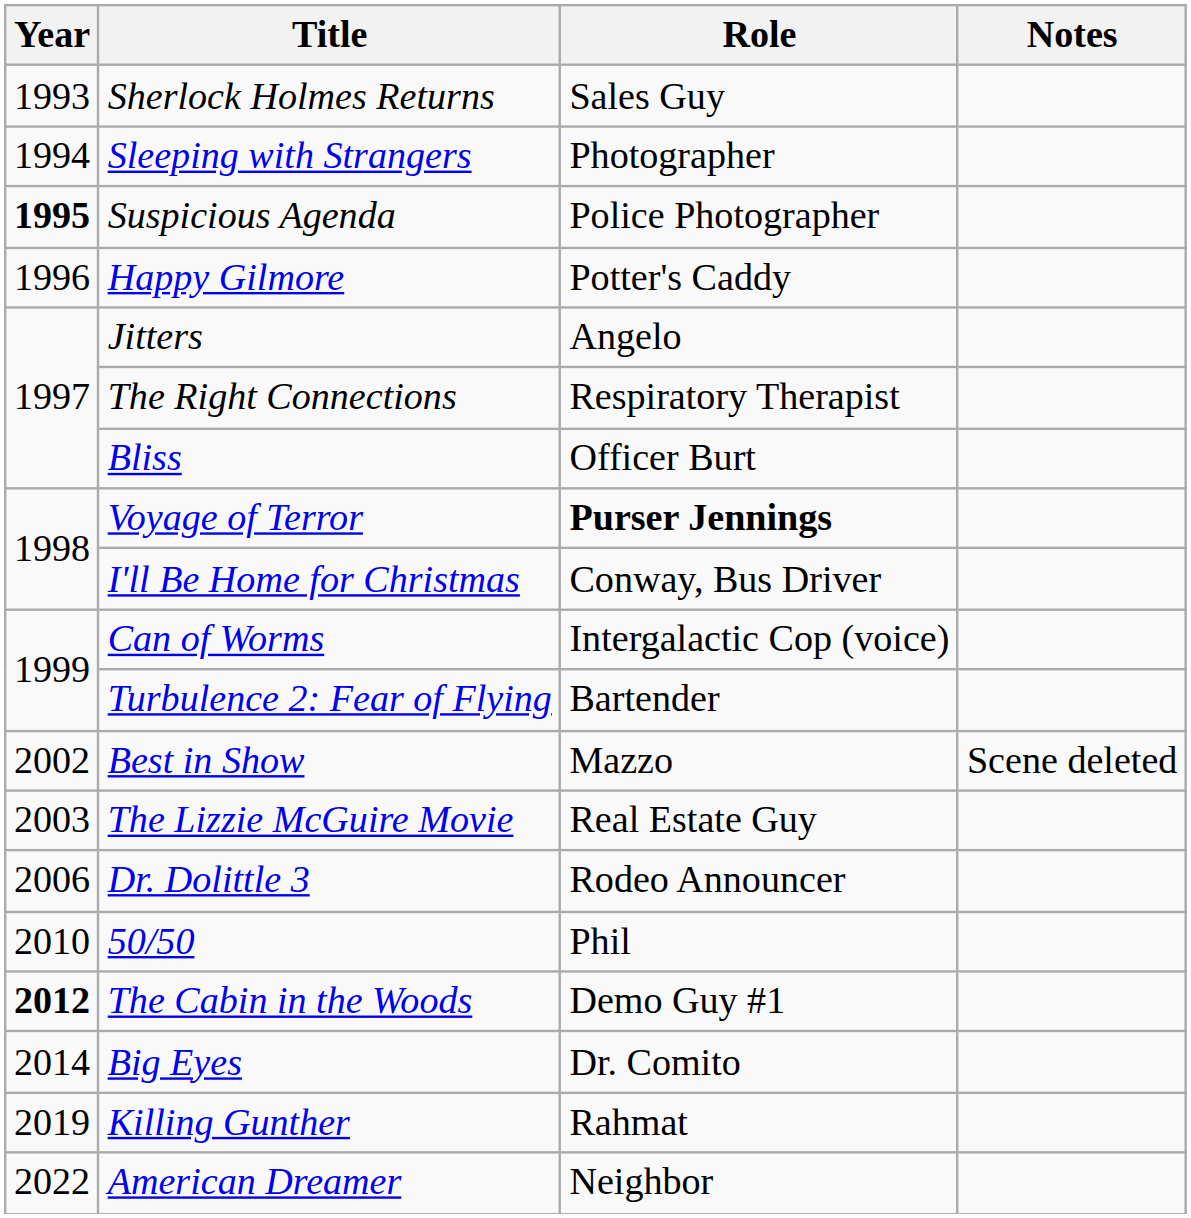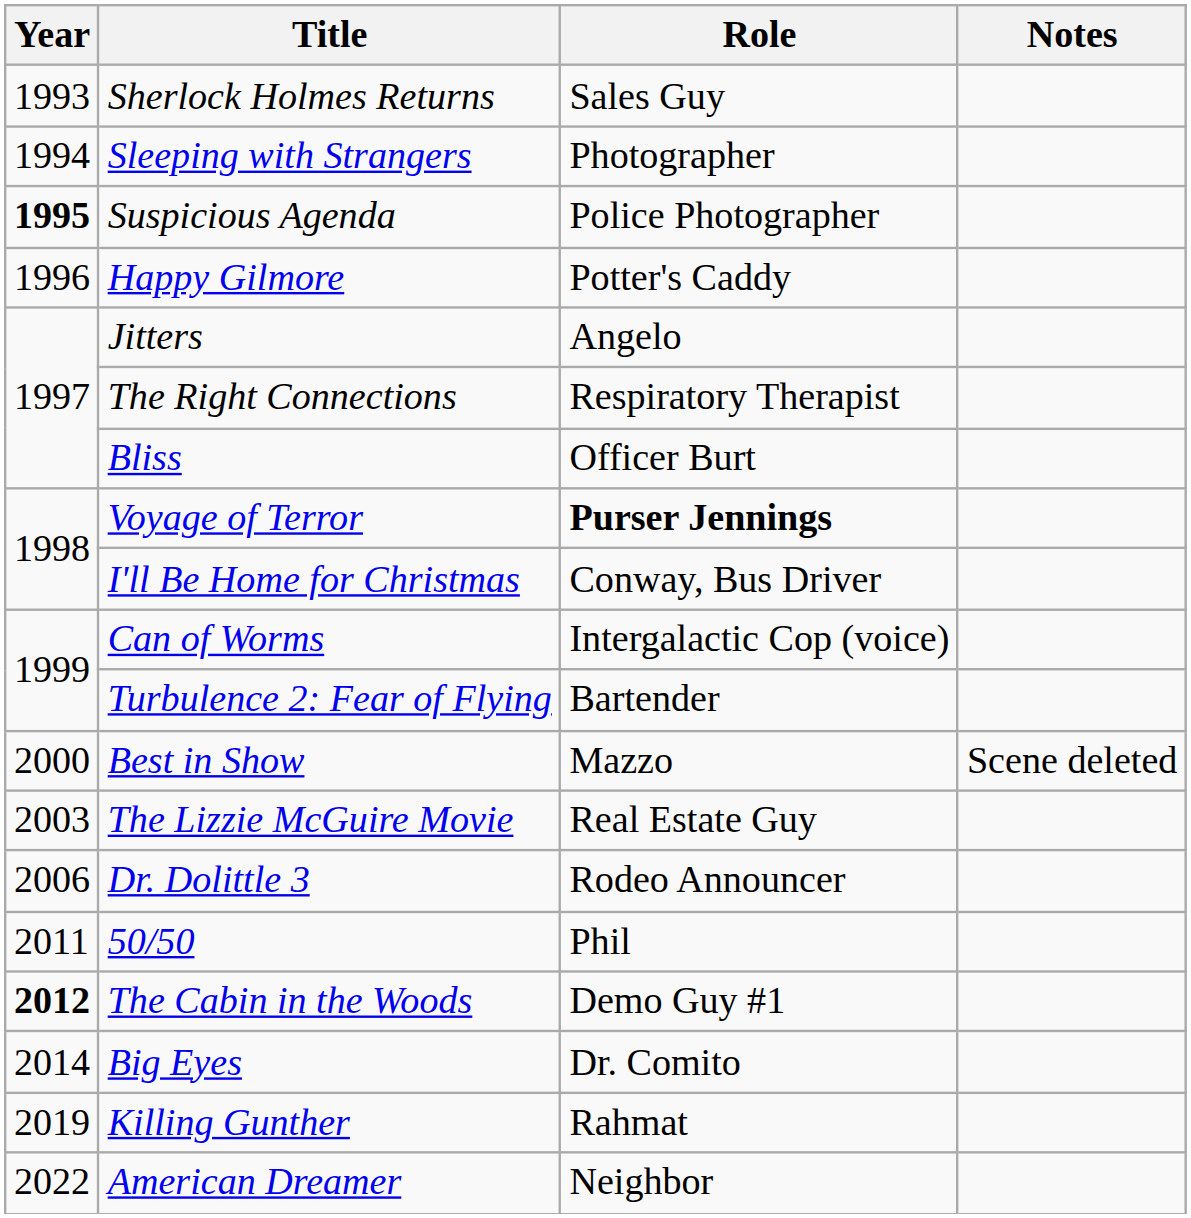(52, 759) 2002 -> (52, 759) 2000
(52, 940) 2010 -> (51, 940) 2011
